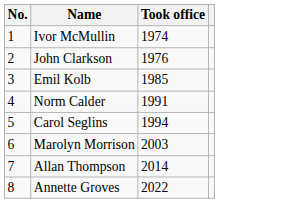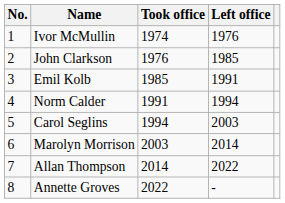+ column: (241, 15)
